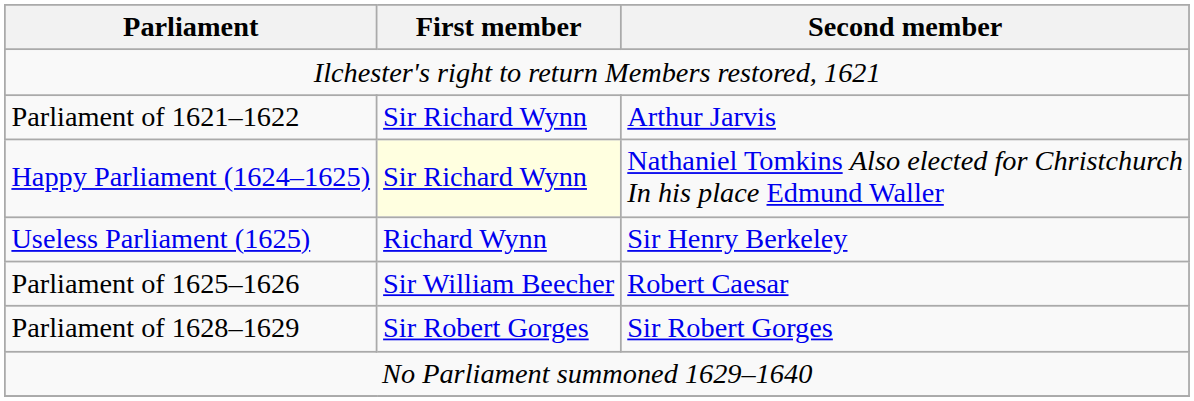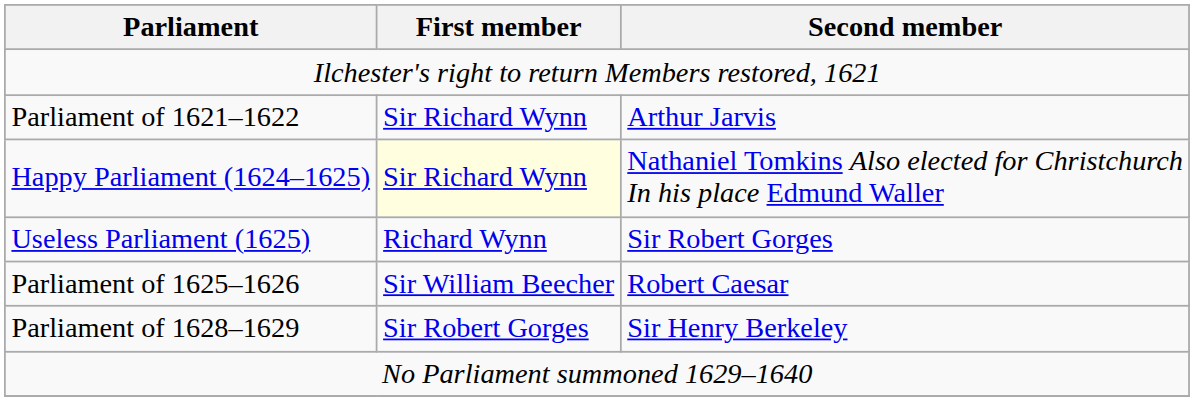(737, 238) Sir Henry Berkeley -> (730, 238) Sir Robert Gorges
(730, 328) Sir Robert Gorges -> (737, 328) Sir Henry Berkeley
